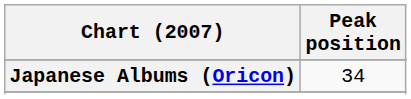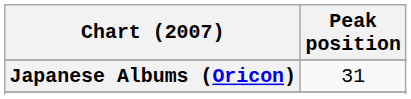(353, 76) 34 -> (353, 76) 31
